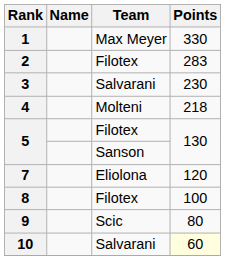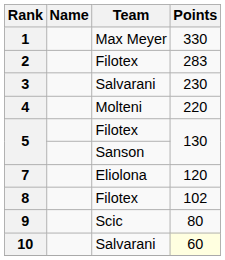(195, 107) 218 -> (195, 107) 220
(195, 198) 100 -> (195, 198) 102
